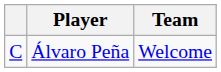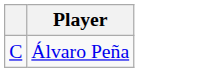- column: (175, 20)
